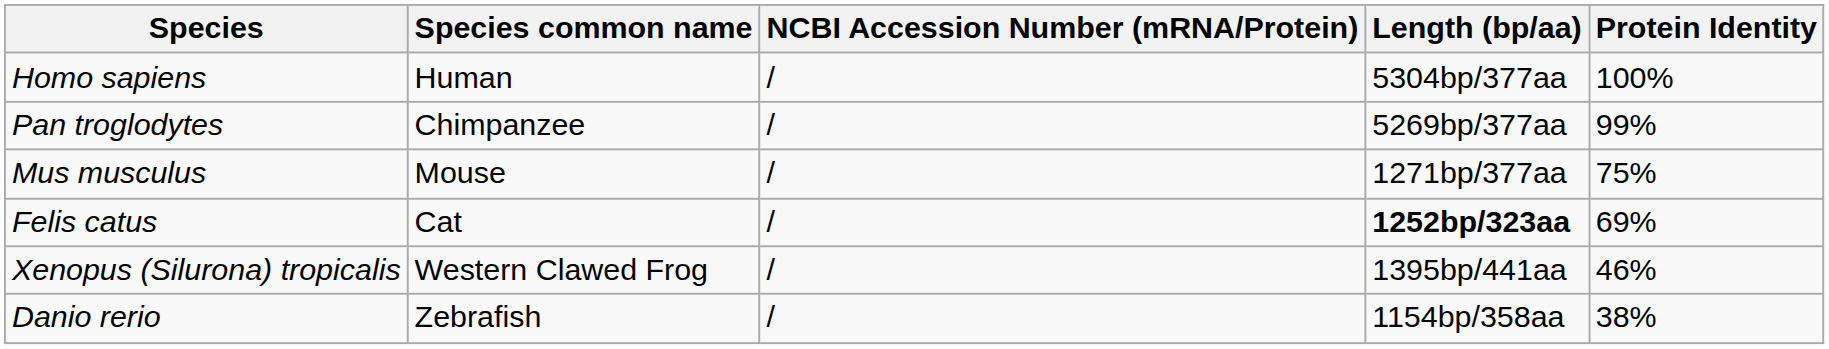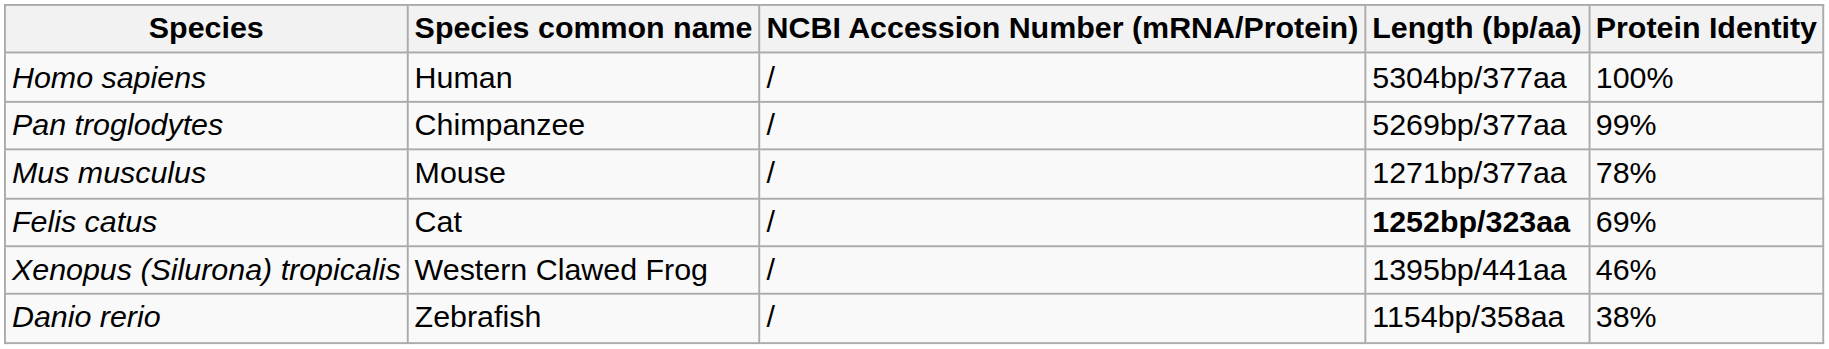(1626, 173) 75% -> (1626, 173) 78%
